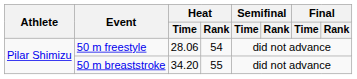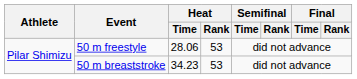(216, 48) 54 -> (216, 48) 53
(185, 65) 34.20 -> (185, 65) 34.23
(216, 65) 55 -> (216, 65) 53
